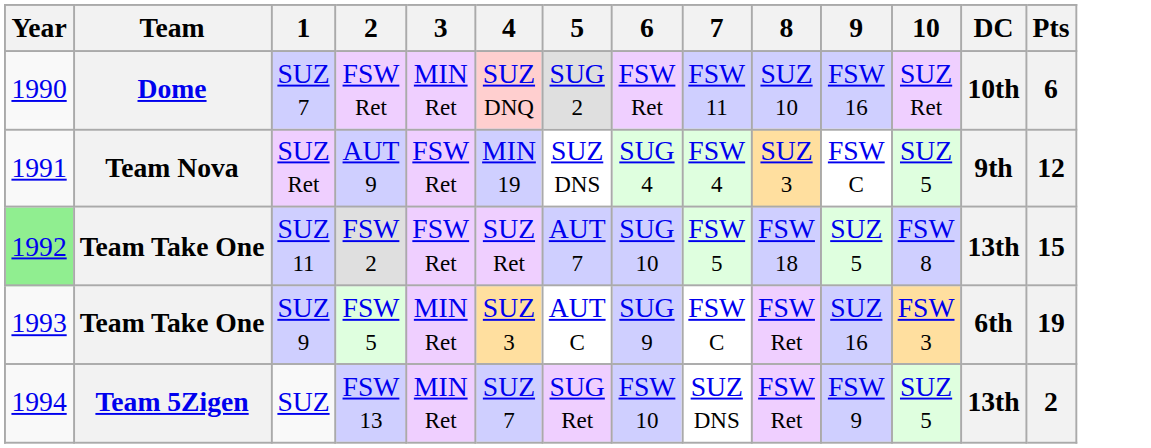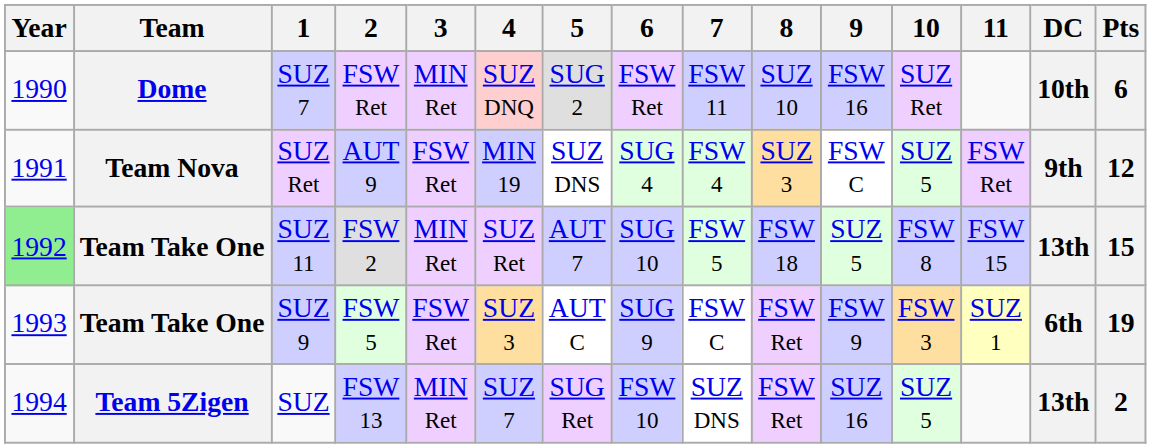+ column: (996, 27)
(441, 246) FSW Ret -> (441, 246) MIN Ret
(441, 324) MIN Ret -> (441, 324) FSW Ret
(856, 324) SUZ 16 -> (856, 324) FSW 9
(856, 402) FSW 9 -> (856, 402) SUZ 16
